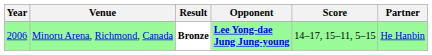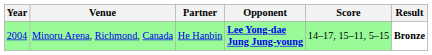columns swapped: (403, 13) <-> (193, 13)
(17, 36) 2006 -> (17, 36) 2004
